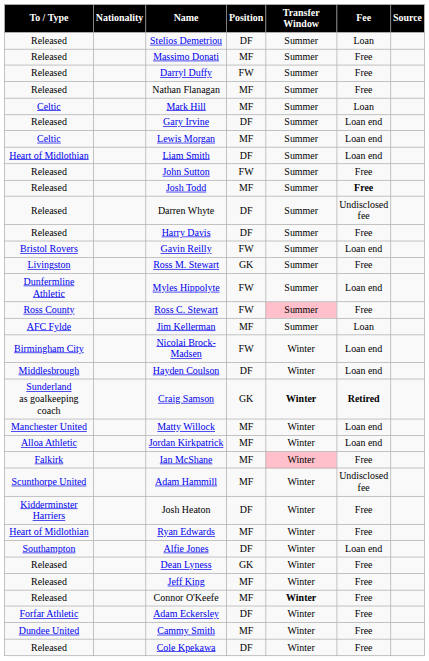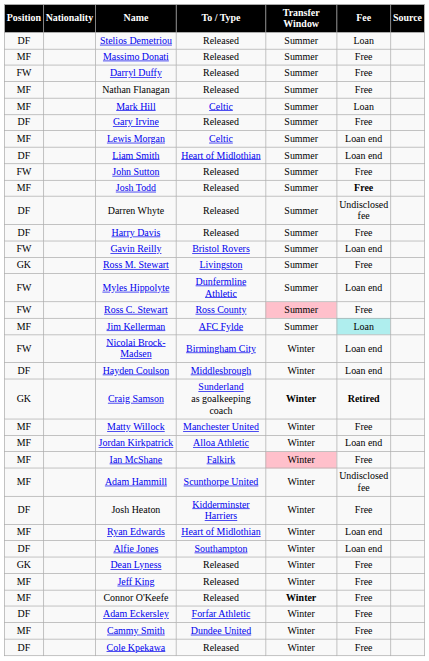columns swapped: (246, 18) <-> (49, 18)
(364, 123) Loan end -> (364, 123) Free
(364, 326) no background -> (364, 326) paleturquoise background
(364, 427) Loan end -> (364, 427) Free
(364, 532) Free -> (364, 532) Loan end
